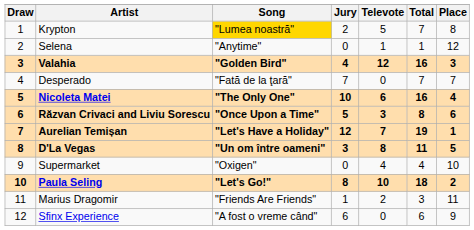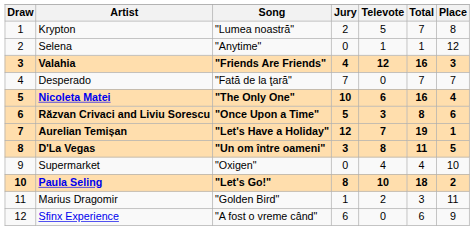(255, 30) gold background -> (255, 30) no background
(251, 64) "Golden Bird" -> (271, 64) "Friends Are Friends"
(266, 200) "Friends Are Friends" -> (247, 200) "Golden Bird"
